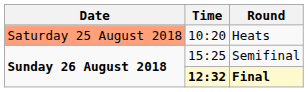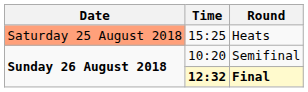(207, 35) 10:20 -> (207, 35) 15:25
(207, 56) 15:25 -> (207, 56) 10:20
